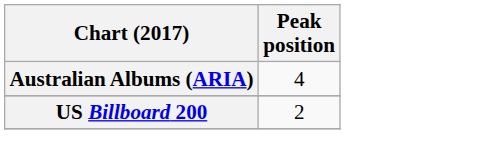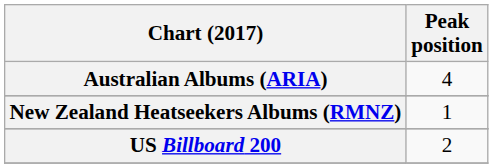+ row: (205, 111)
